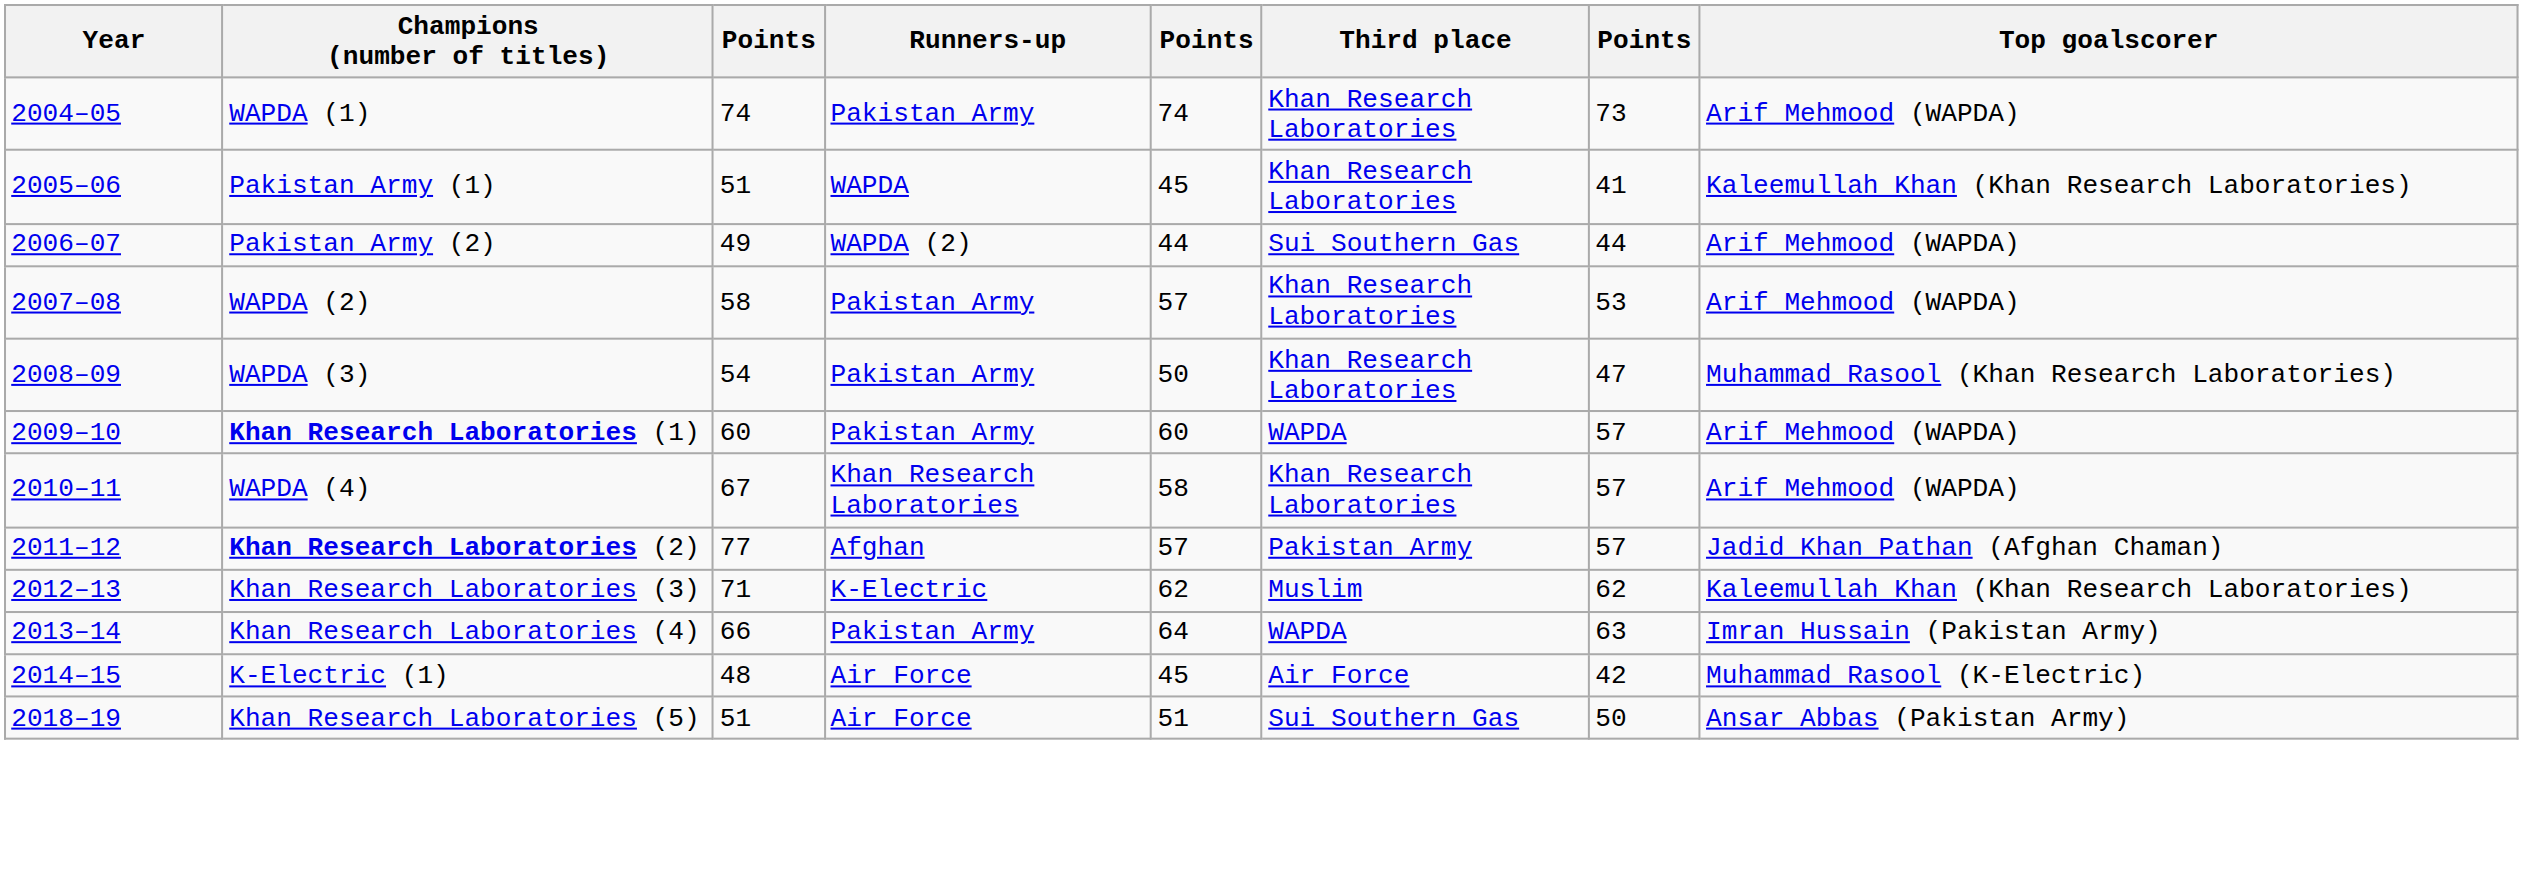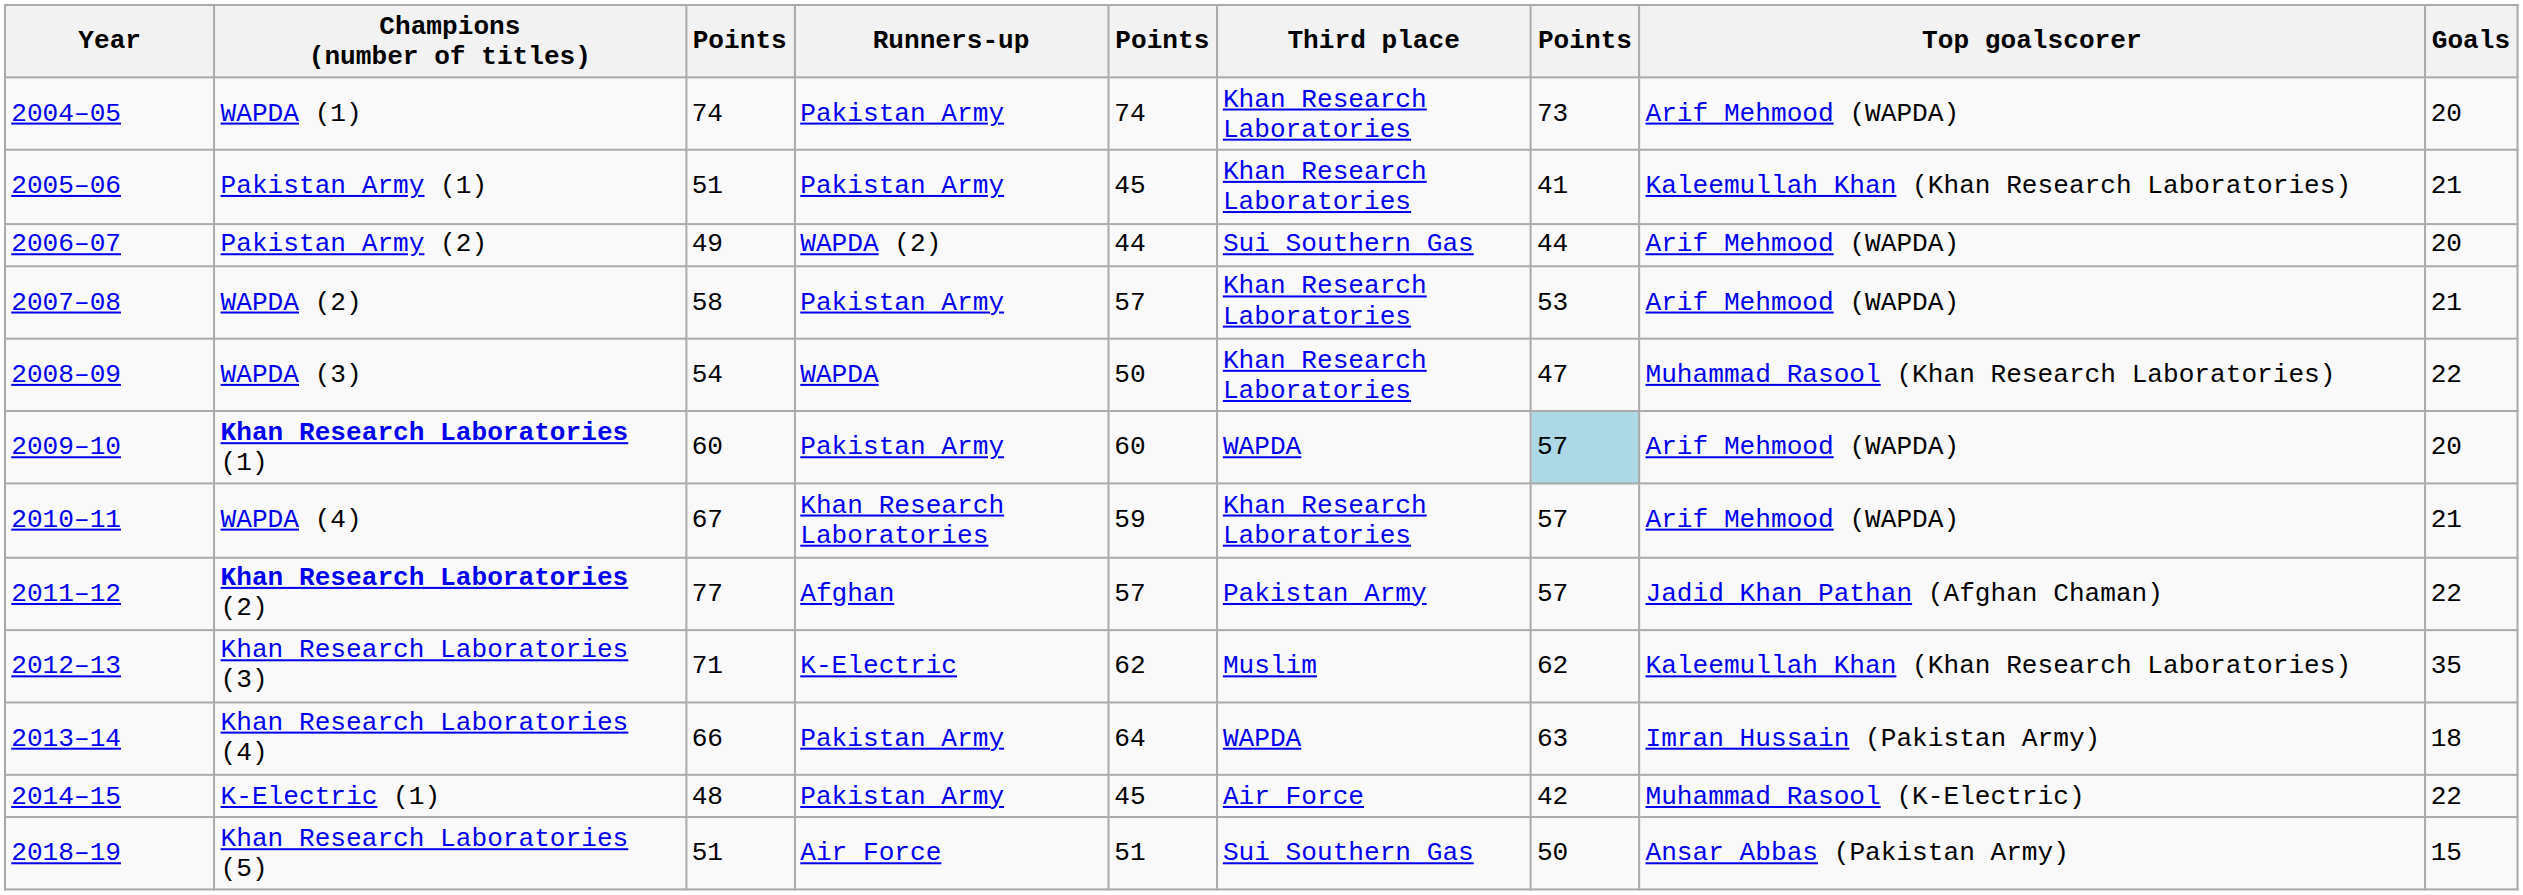+ column: (2471, 41)
(870, 187) WAPDA -> (902, 187) Pakistan Army
(932, 375) Pakistan Army -> (839, 375) WAPDA
(1611, 433) no background -> (1553, 448) lightblue background
(1173, 490) 58 -> (1130, 520) 59
(901, 676) Air Force -> (902, 796) Pakistan Army
